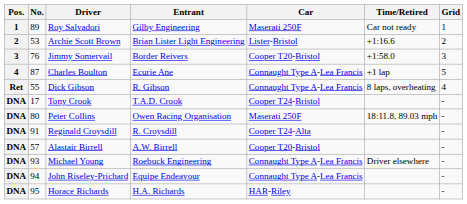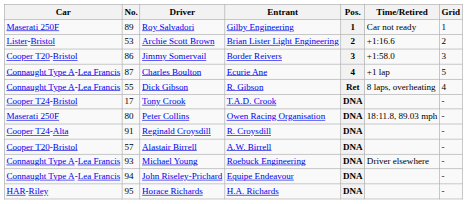columns swapped: (16, 12) <-> (306, 12)
(35, 57) 76 -> (129, 57) 86
